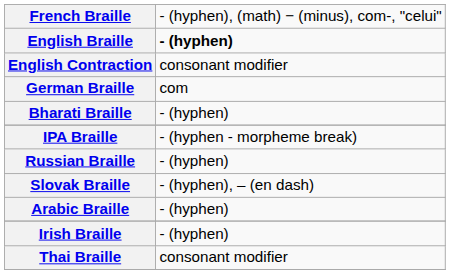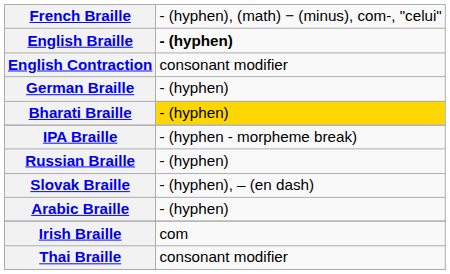(174, 88) com -> (194, 88) - (hyphen)
(194, 112) no background -> (194, 112) gold background
(194, 233) - (hyphen) -> (174, 233) com
